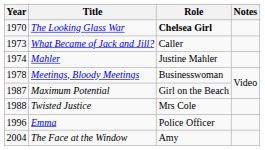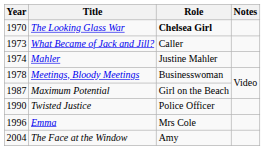(17, 106) 1988 -> (17, 106) 1990
(177, 106) Mrs Cole -> (187, 106) Police Officer
(187, 122) Police Officer -> (177, 122) Mrs Cole
